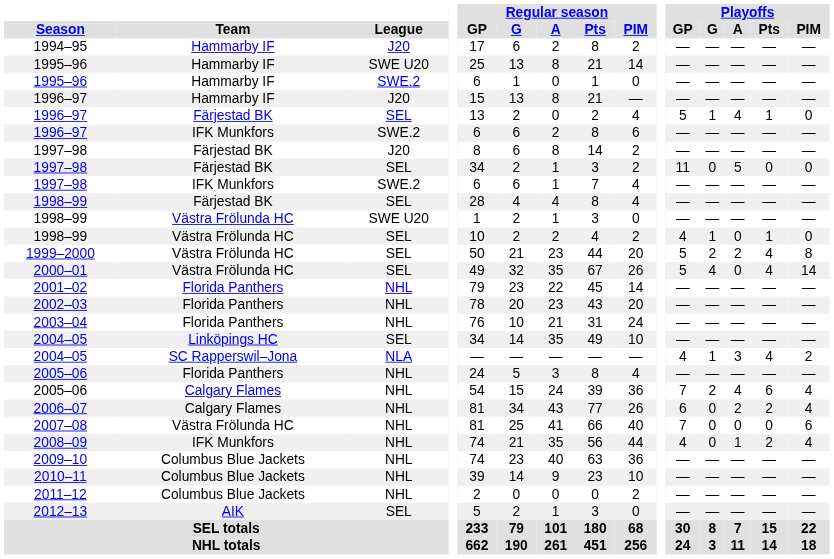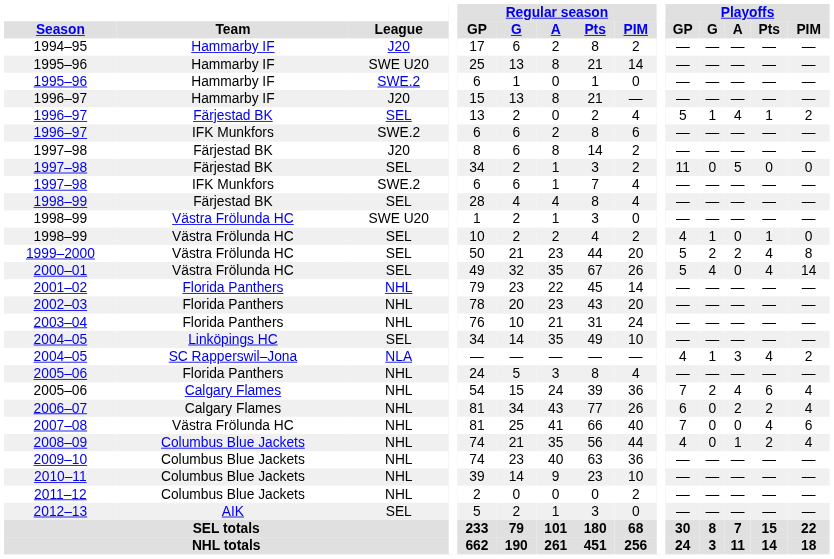(809, 115) 0 -> (809, 115) 2
(769, 425) 0 -> (769, 425) 4
(233, 442) IFK Munkfors -> (233, 442) Columbus Blue Jackets
